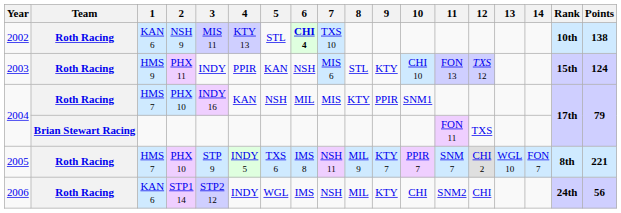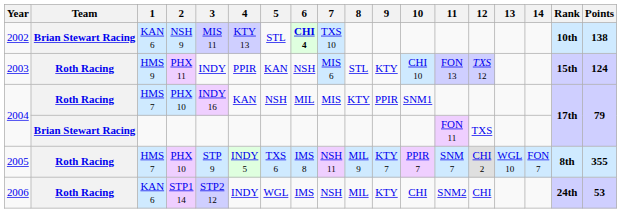(85, 38) Roth Racing -> (85, 38) Brian Stewart Racing
(600, 162) 221 -> (600, 162) 355
(600, 193) 56 -> (600, 193) 53
